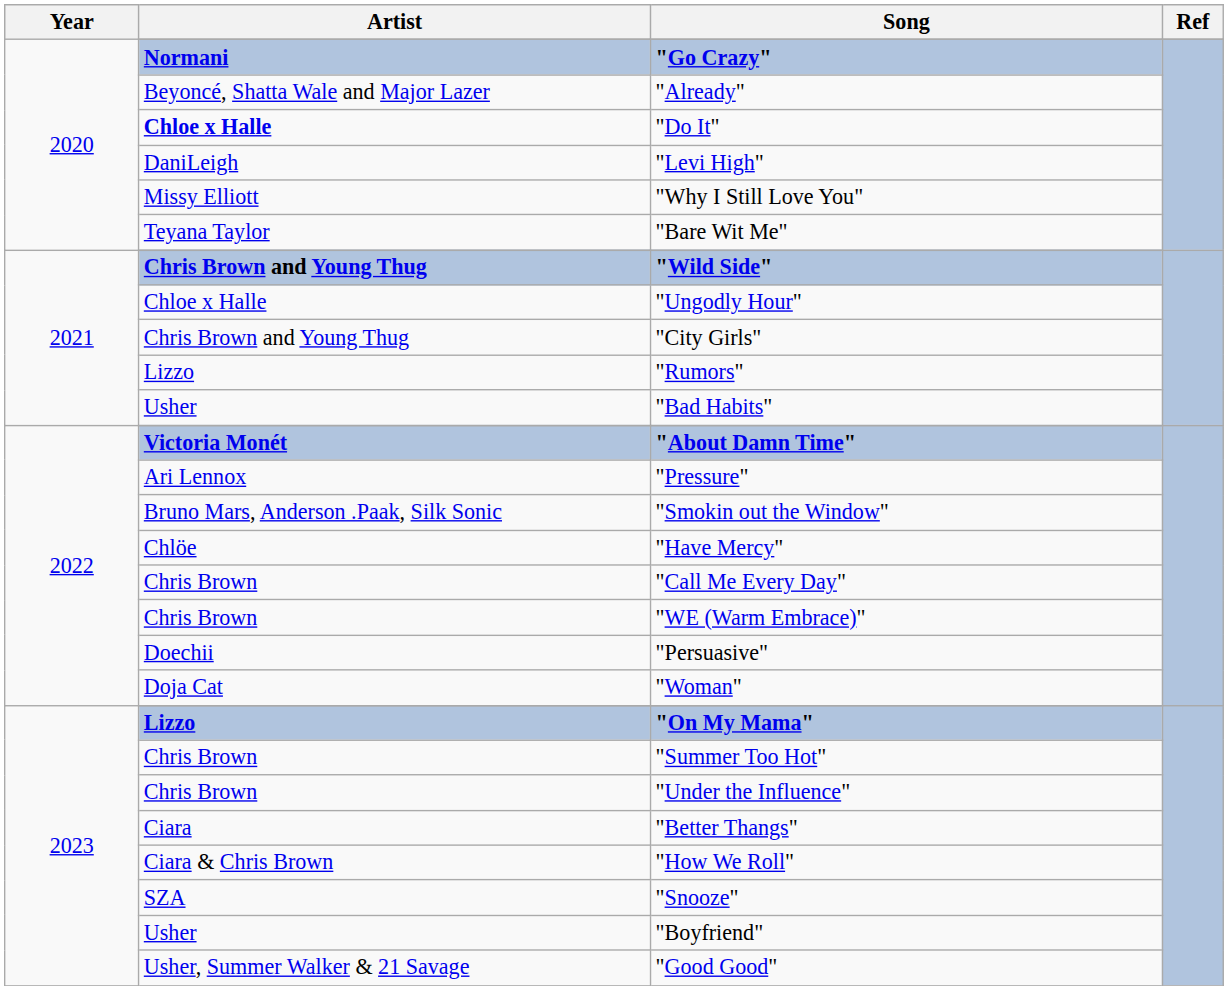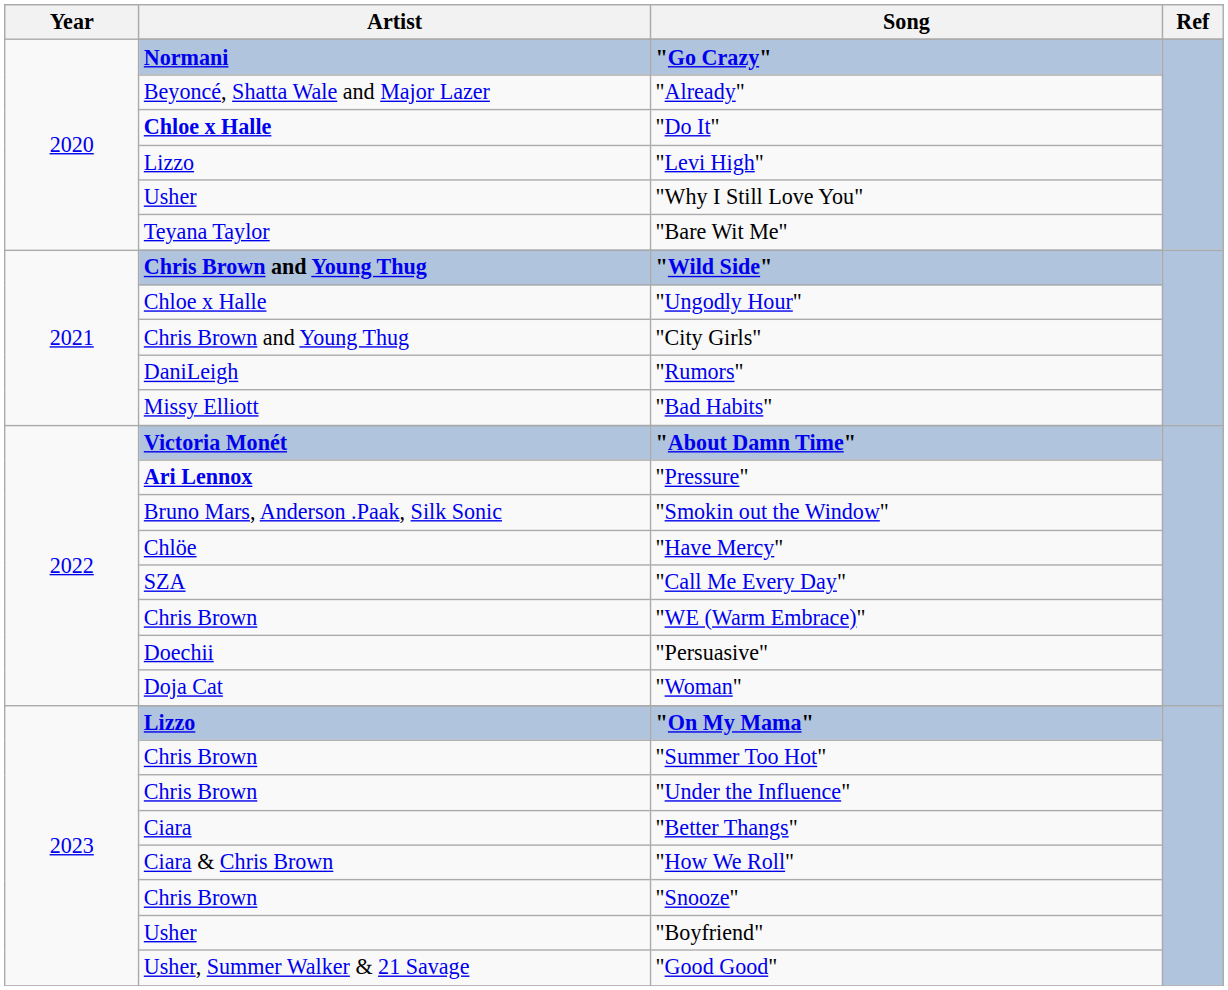(191, 162) DaniLeigh -> (169, 162) Lizzo
(201, 197) Missy Elliott -> (170, 197) Usher
(169, 372) Lizzo -> (191, 372) DaniLeigh
(170, 407) Usher -> (201, 407) Missy Elliott
(195, 477) normal -> (198, 477) bold
(201, 582) Chris Brown -> (165, 582) SZA
(165, 897) SZA -> (201, 897) Chris Brown
